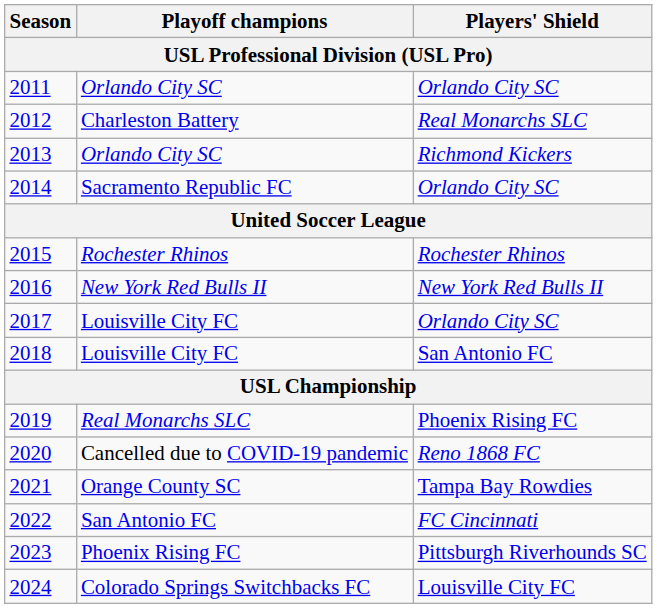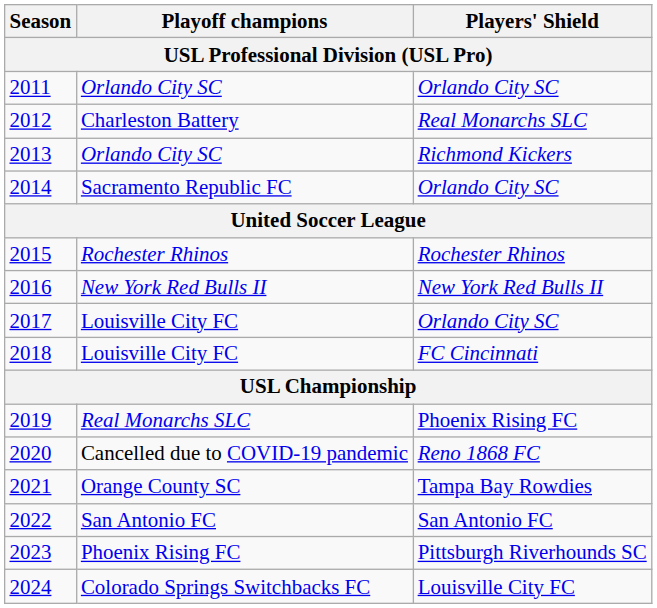(485, 353) San Antonio FC -> (478, 353) FC Cincinnati
(478, 519) FC Cincinnati -> (485, 519) San Antonio FC
